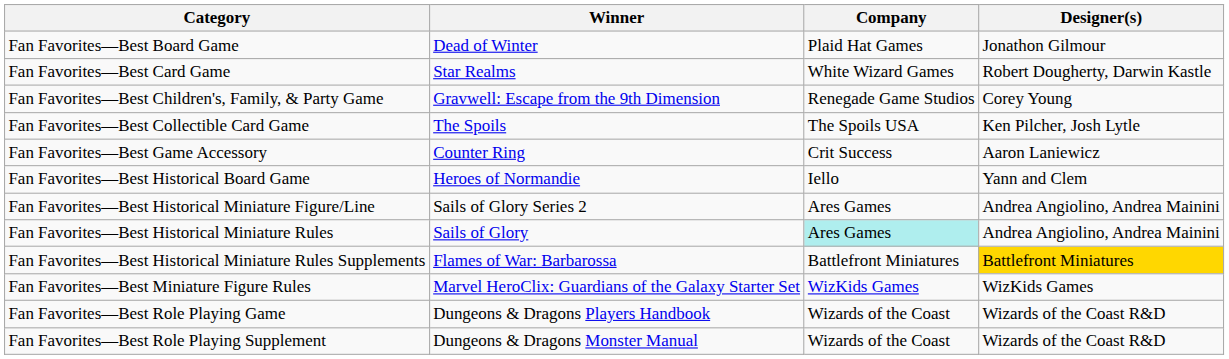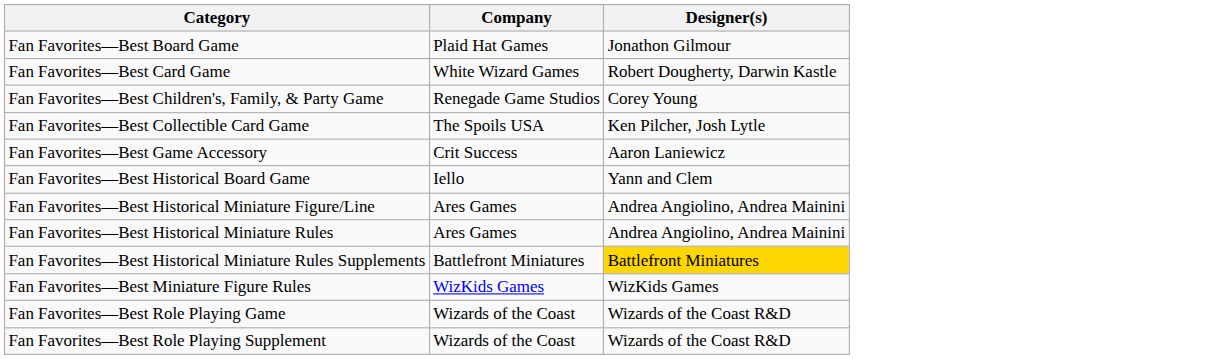- column: (617, 17)
(850, 233) paleturquoise background -> (475, 233) no background
